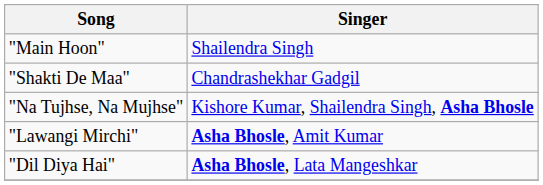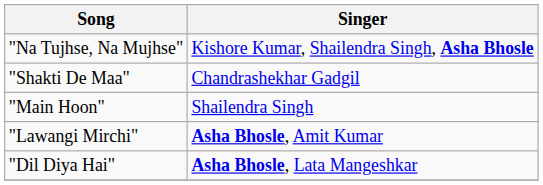rows swapped: (96, 107) <-> (57, 48)
